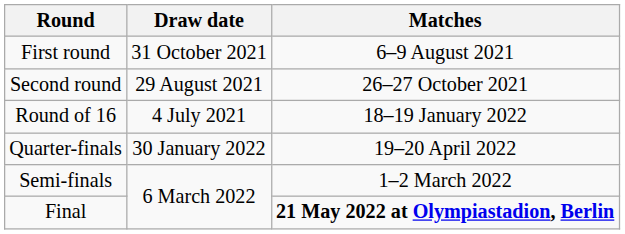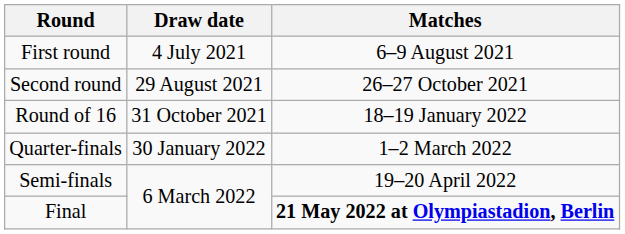(199, 52) 31 October 2021 -> (199, 52) 4 July 2021
(199, 116) 4 July 2021 -> (199, 116) 31 October 2021
(445, 148) 19–20 April 2022 -> (445, 148) 1–2 March 2022
(445, 180) 1–2 March 2022 -> (445, 180) 19–20 April 2022
